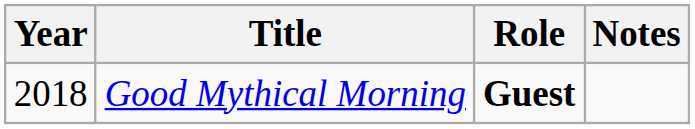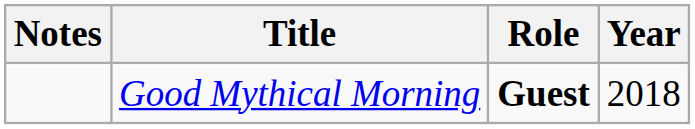columns swapped: (51, 33) <-> (637, 33)
